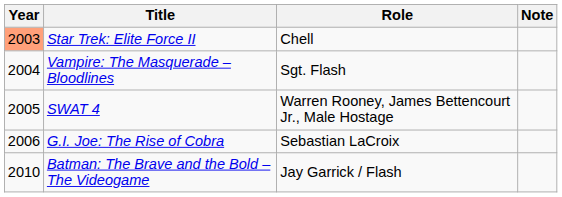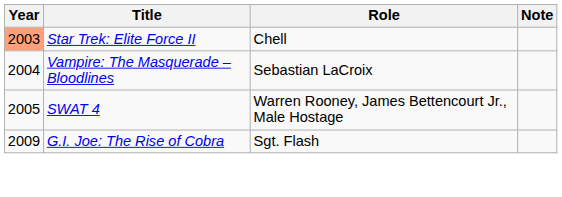(313, 70) Sgt. Flash -> (313, 70) Sebastian LaCroix
(24, 141) 2006 -> (24, 141) 2009
(340, 141) Sebastian LaCroix -> (286, 141) Sgt. Flash
- row: (159, 172)
